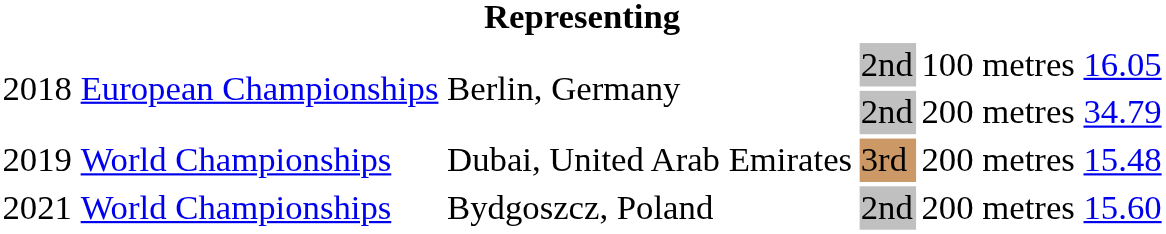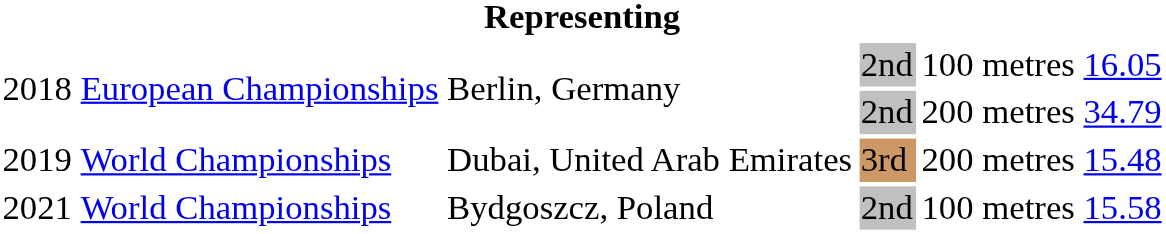(998, 207) 200 metres -> (998, 207) 100 metres
(1123, 207) 15.60 -> (1123, 207) 15.58
